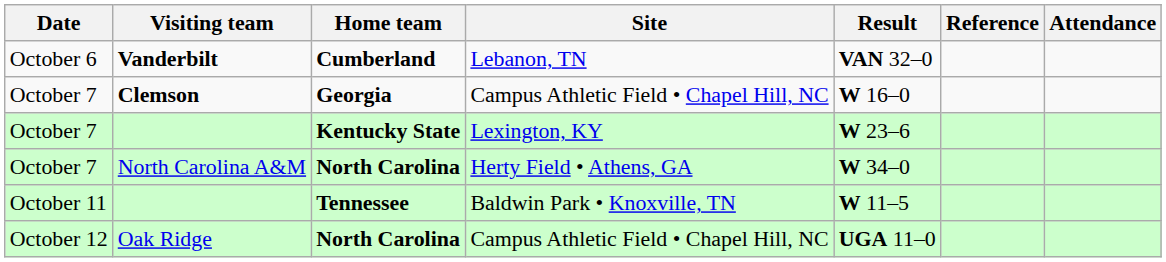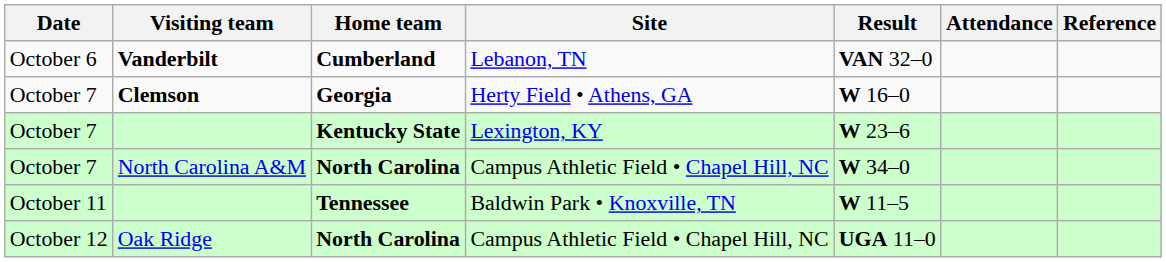columns swapped: (1103, 22) <-> (992, 22)
(649, 94) Campus Athletic Field • Chapel Hill, NC -> (581, 94) Herty Field • Athens, GA
(581, 167) Herty Field • Athens, GA -> (649, 167) Campus Athletic Field • Chapel Hill, NC
